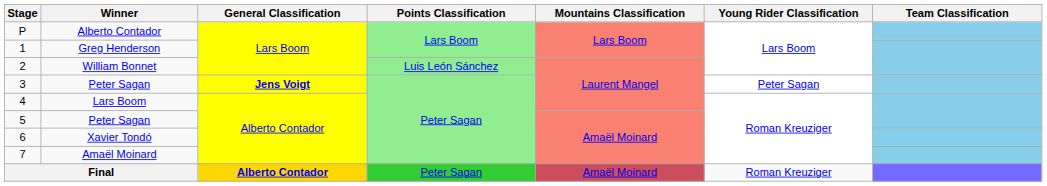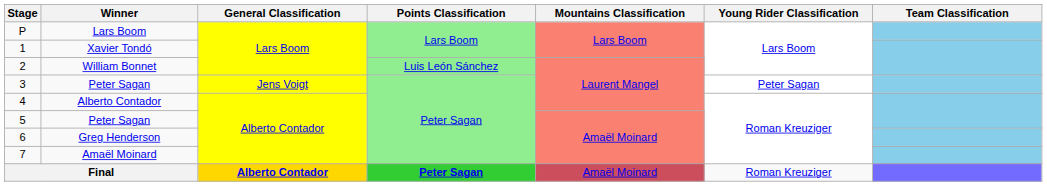(119, 31) Alberto Contador -> (119, 31) Lars Boom
(119, 49) Greg Henderson -> (119, 49) Xavier Tondó
(282, 84) bold -> (282, 84) normal
(119, 102) Lars Boom -> (119, 102) Alberto Contador
(119, 137) Xavier Tondó -> (119, 137) Greg Henderson
(451, 173) normal -> (451, 173) bold
